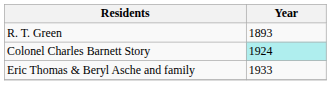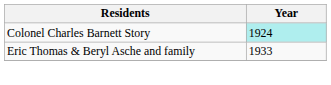- row: (35, 32)
